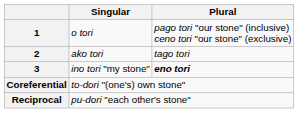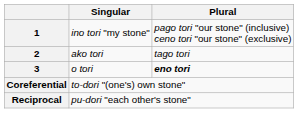(82, 33) o tori -> (111, 33) ino tori "my stone"
(111, 69) ino tori "my stone" -> (82, 69) o tori
